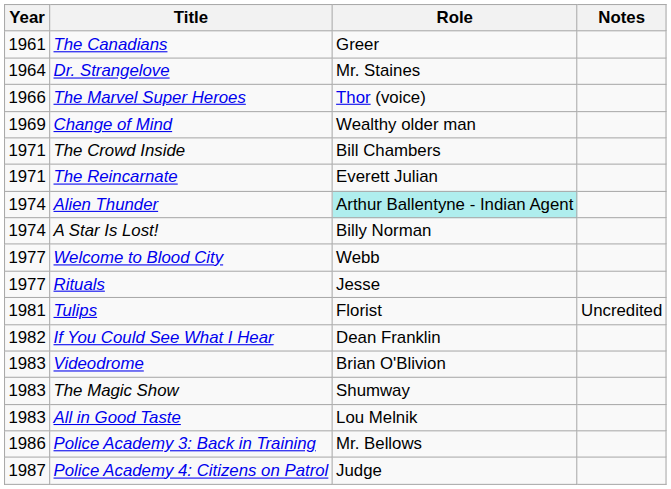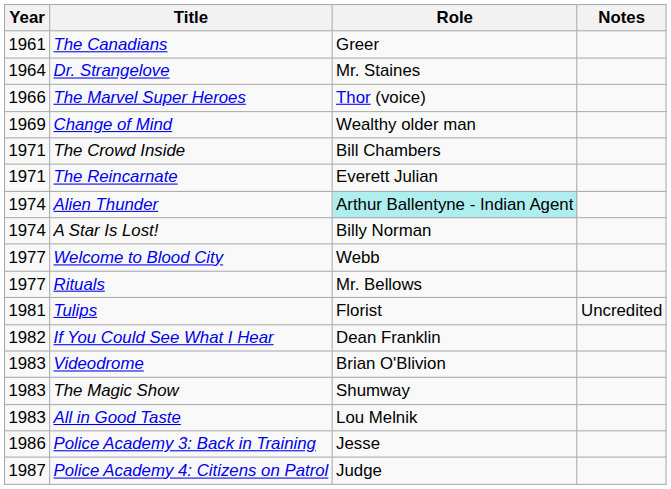(358, 284) Jesse -> (379, 284) Mr. Bellows
(379, 444) Mr. Bellows -> (358, 444) Jesse
